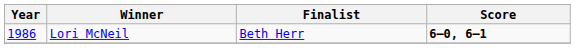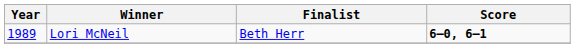(22, 34) 1986 -> (22, 34) 1989
